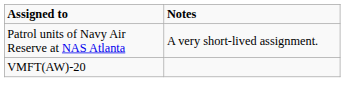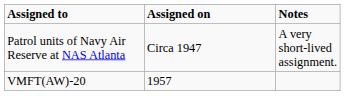+ column: (179, 14)
